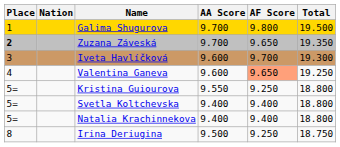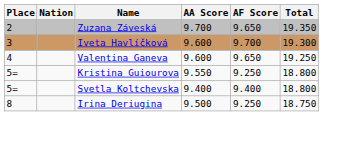- row: (123, 27)
(9, 42) bold -> (9, 27) normal
(264, 73) lightsalmon background -> (247, 58) no background
- row: (137, 119)
